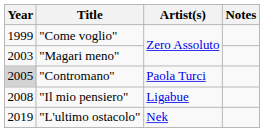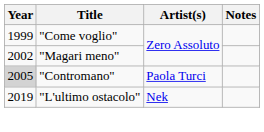(20, 55) 2003 -> (20, 55) 2002
- row: (84, 96)
